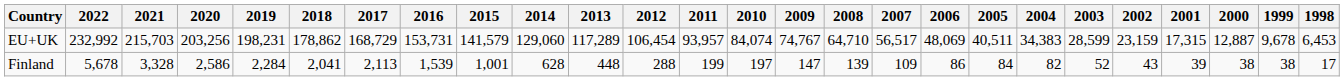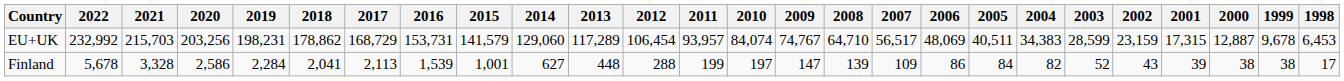(553, 64) 628 -> (553, 64) 627
